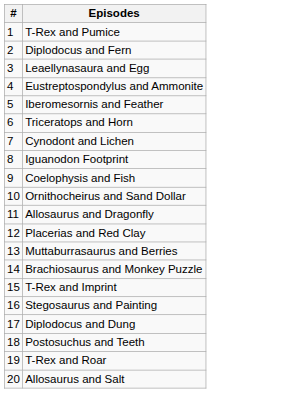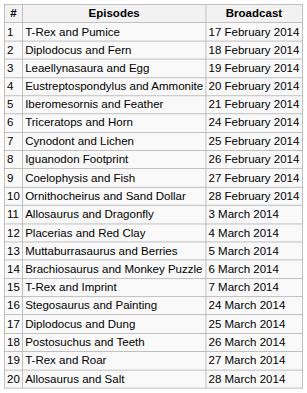+ column: (254, 13)
